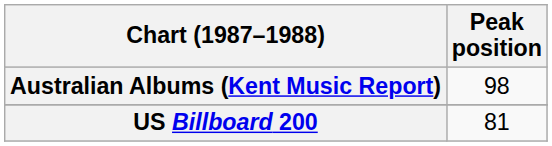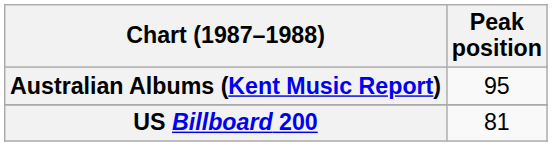(497, 85) 98 -> (497, 85) 95
